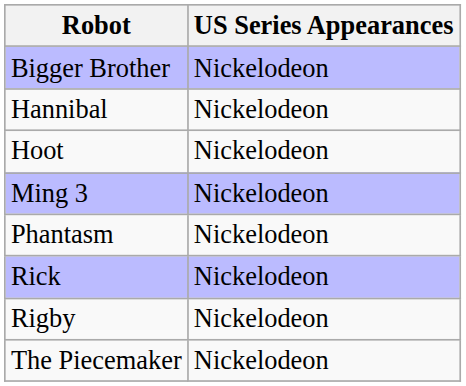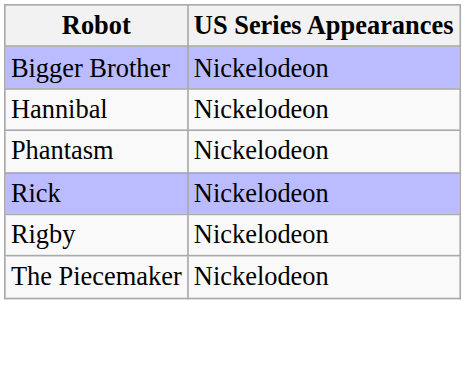- row: (37, 151)
- row: (49, 192)
